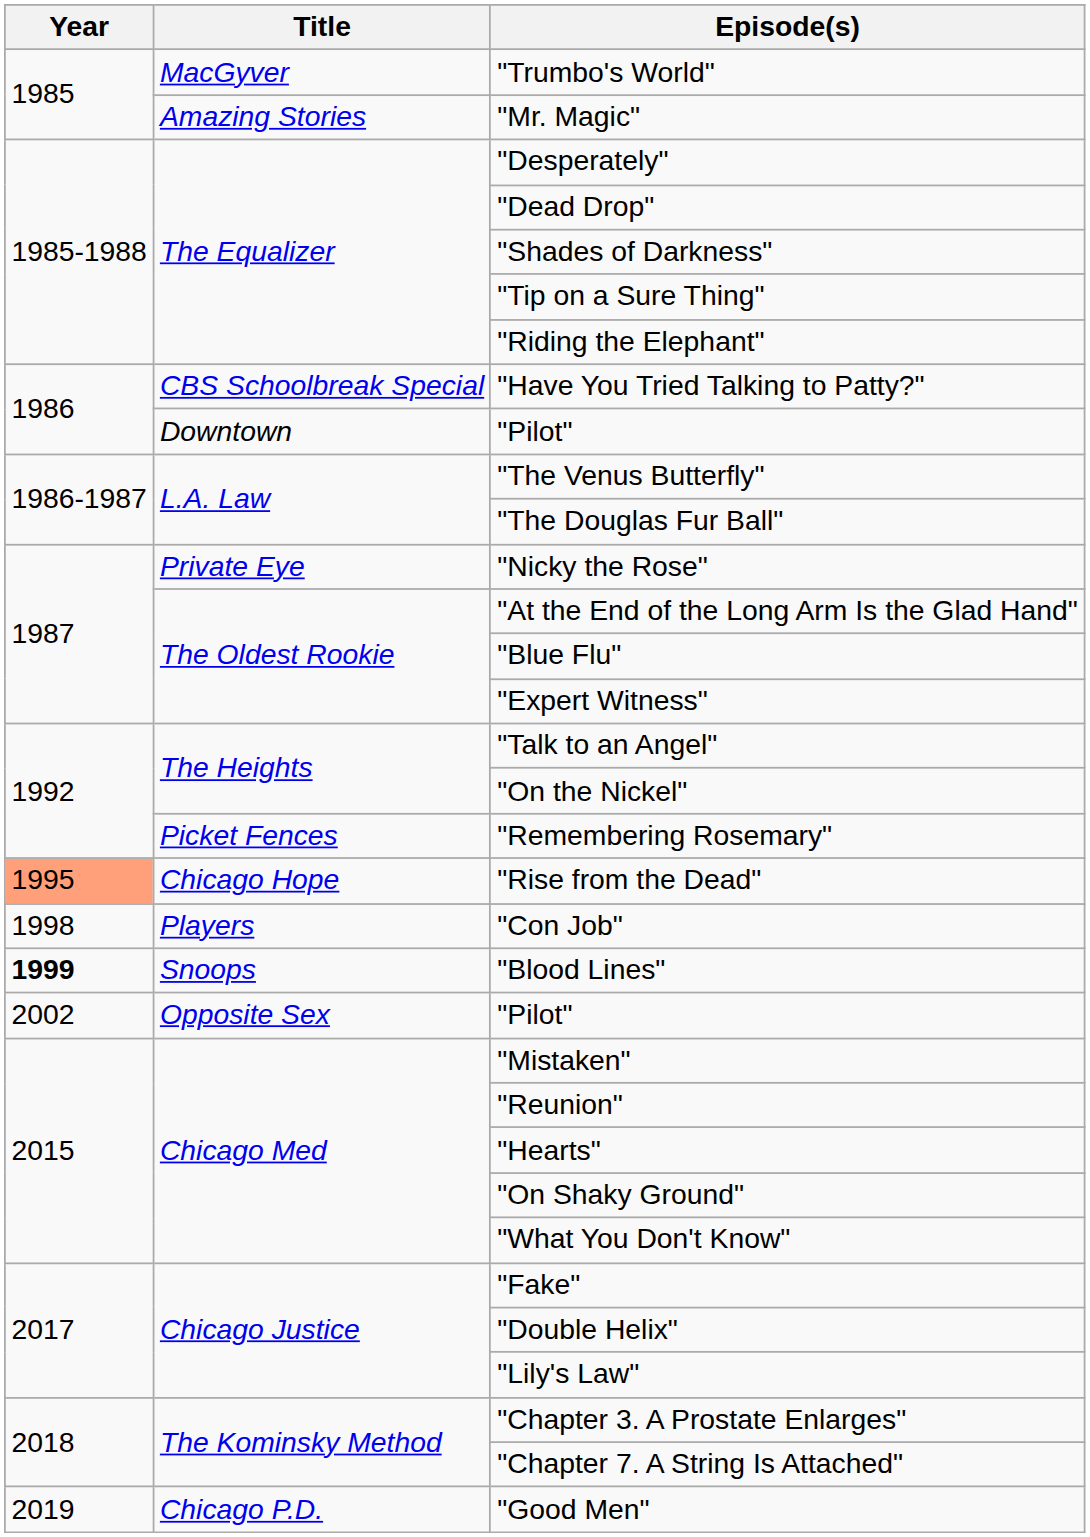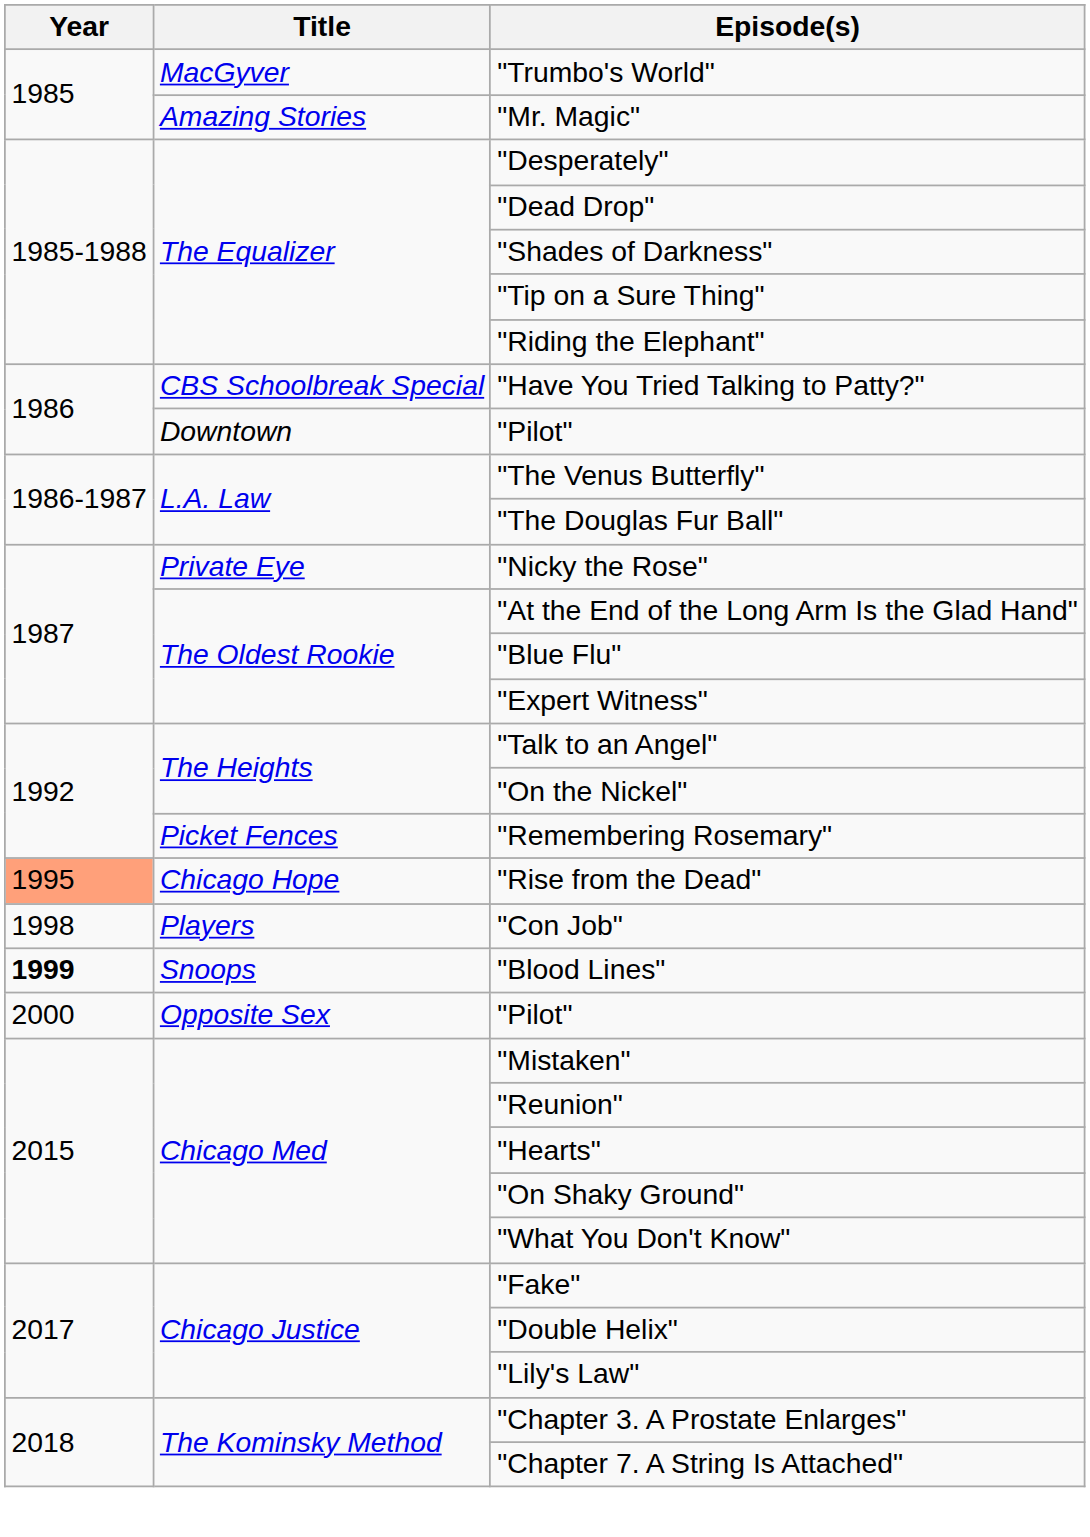(43, 1015) 2002 -> (43, 1015) 2000
- row: (241, 1509)
